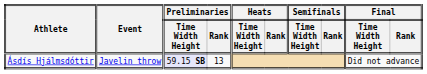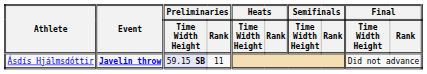(130, 61) normal -> (130, 61) bold
(219, 61) 13 -> (219, 61) 11
